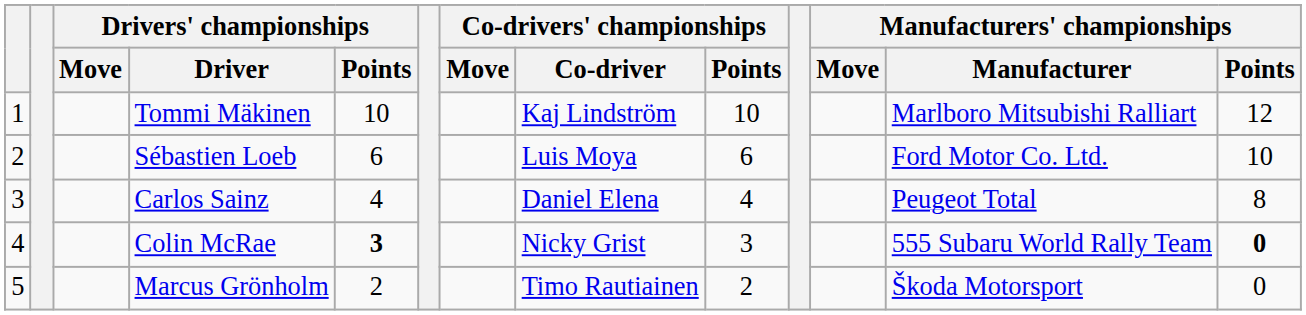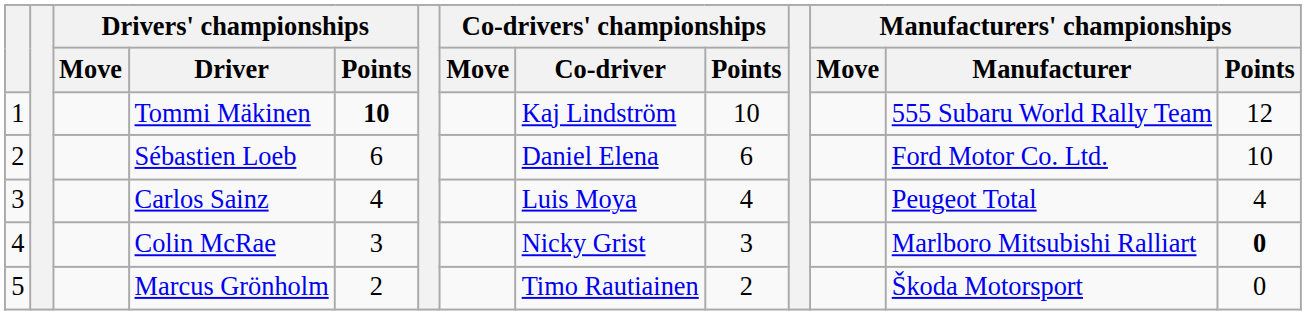(376, 112) normal -> (376, 112) bold
(1044, 112) Marlboro Mitsubishi Ralliart -> (1052, 112) 555 Subaru World Rally Team
(579, 156) Luis Moya -> (590, 156) Daniel Elena
(590, 199) Daniel Elena -> (579, 199) Luis Moya
(1260, 199) 8 -> (1260, 199) 4
(376, 243) bold -> (376, 243) normal
(1052, 243) 555 Subaru World Rally Team -> (1044, 243) Marlboro Mitsubishi Ralliart
